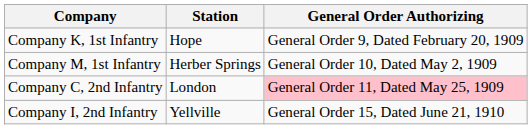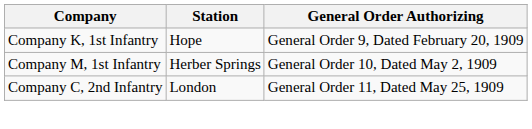(386, 87) pink background -> (386, 87) no background
- row: (83, 111)
